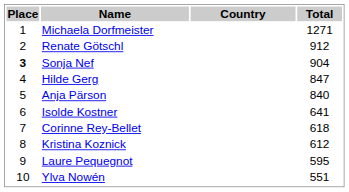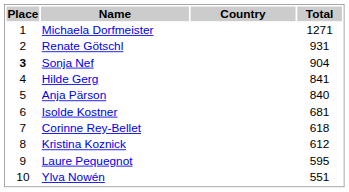(320, 47) 912 -> (320, 47) 931
(320, 79) 847 -> (320, 79) 841
(320, 112) 641 -> (320, 112) 681
